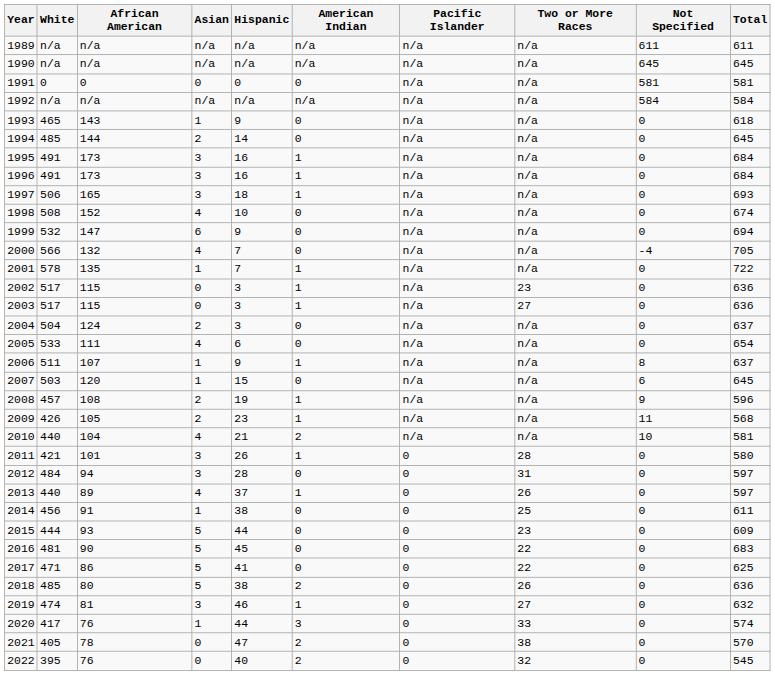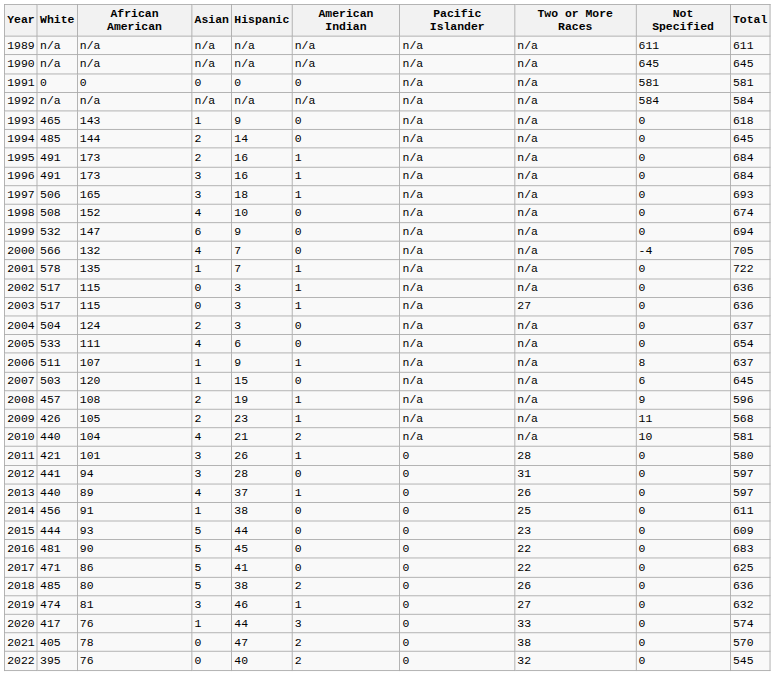(198, 157) 3 -> (198, 157) 2
(524, 288) 23 -> (528, 288) n/a
(50, 474) 484 -> (50, 474) 441
